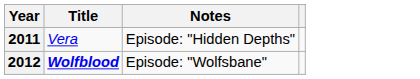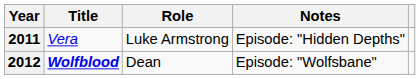+ column: (177, 16)
